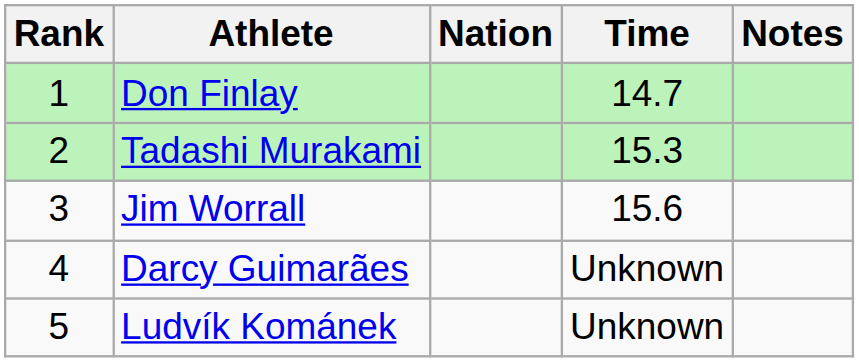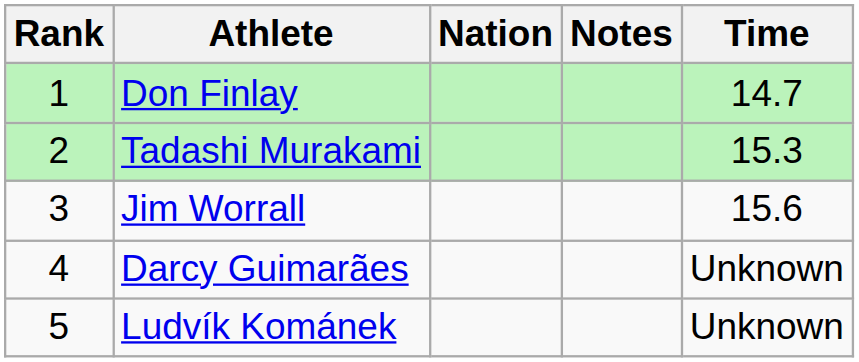columns swapped: (647, 33) <-> (793, 33)
